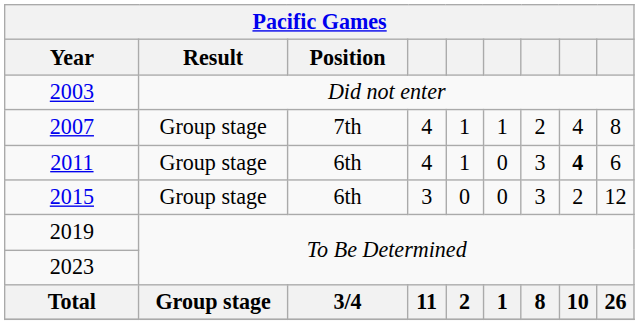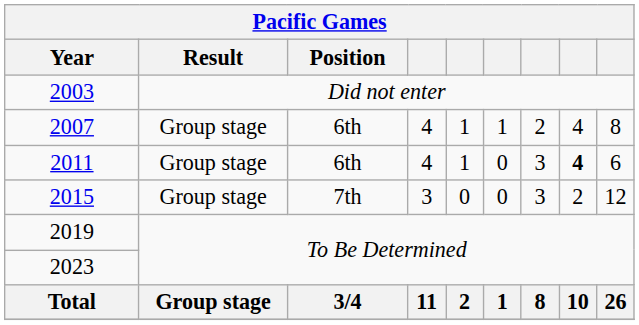(348, 127) 7th -> (348, 127) 6th
(348, 197) 6th -> (348, 197) 7th
